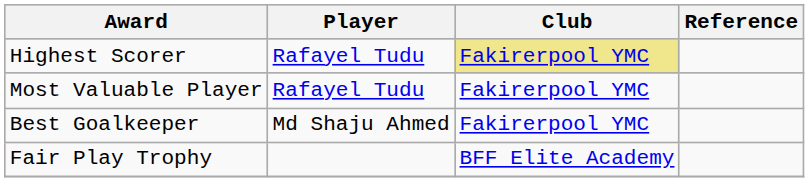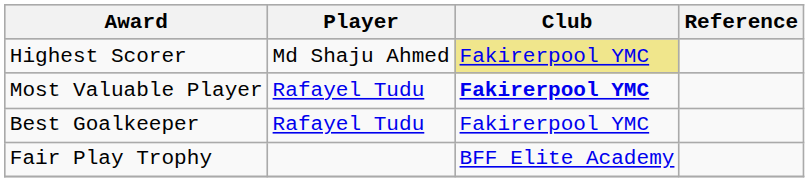(348, 56) Rafayel Tudu -> (361, 56) Md Shaju Ahmed
(554, 91) normal -> (554, 91) bold
(361, 125) Md Shaju Ahmed -> (348, 125) Rafayel Tudu
